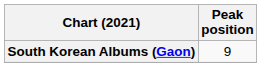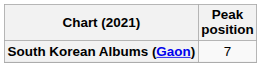(228, 51) 9 -> (228, 51) 7
